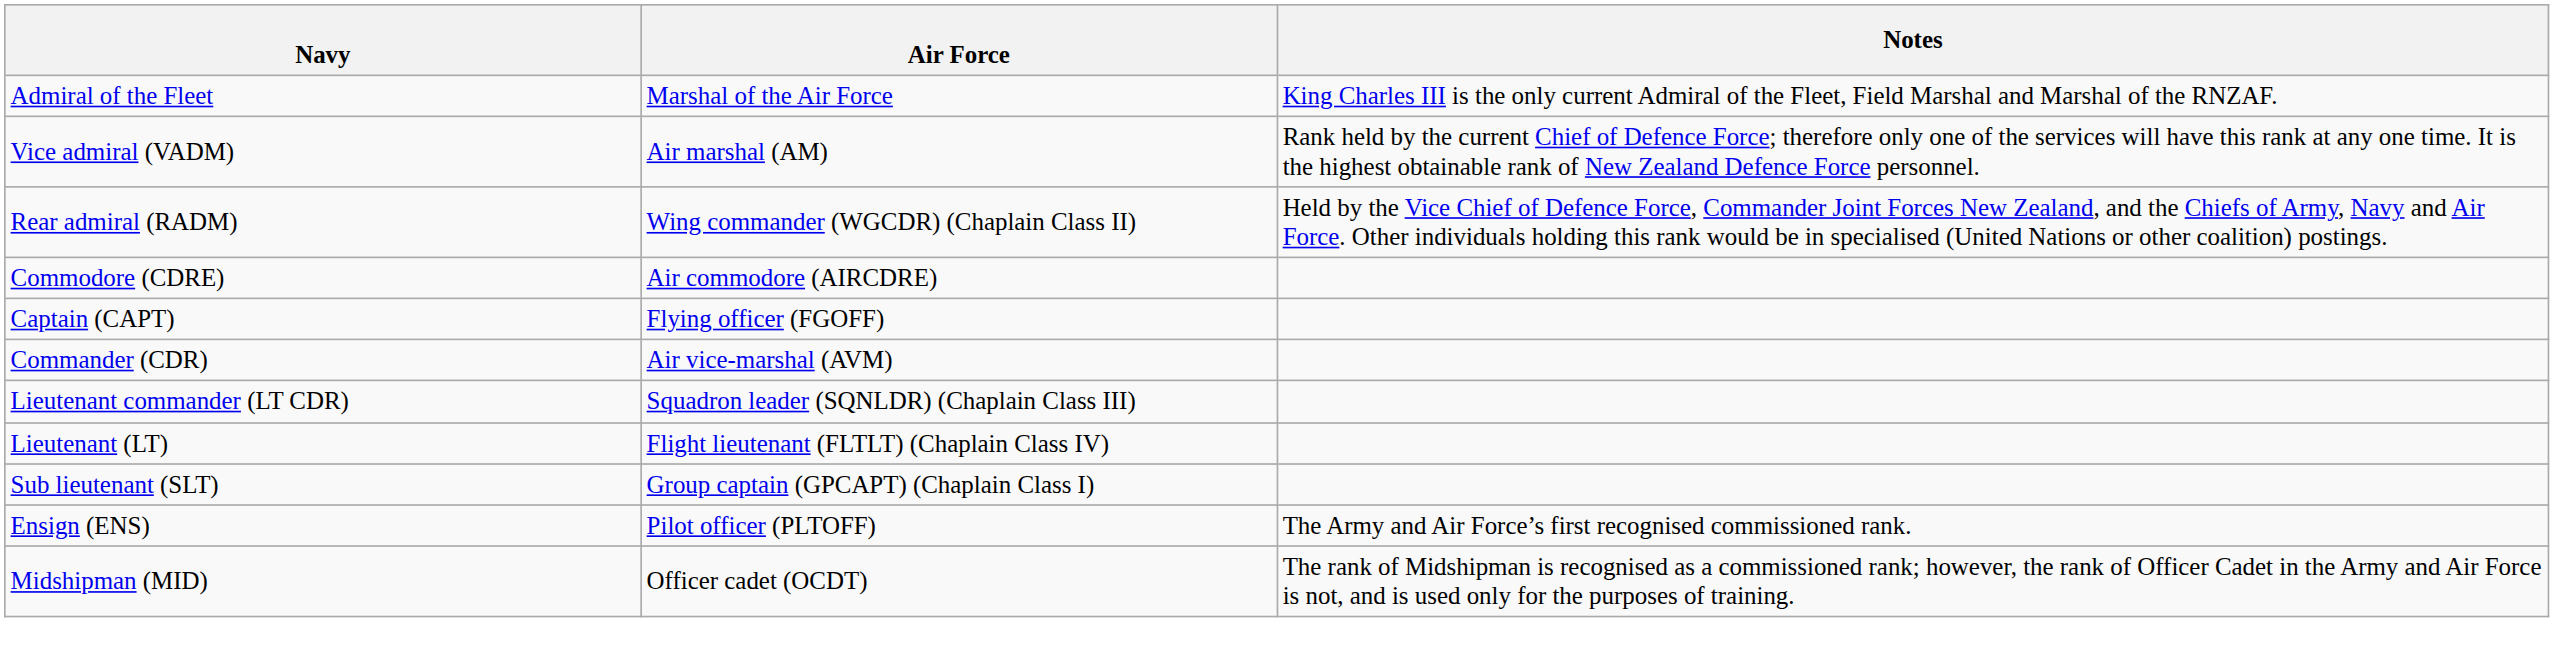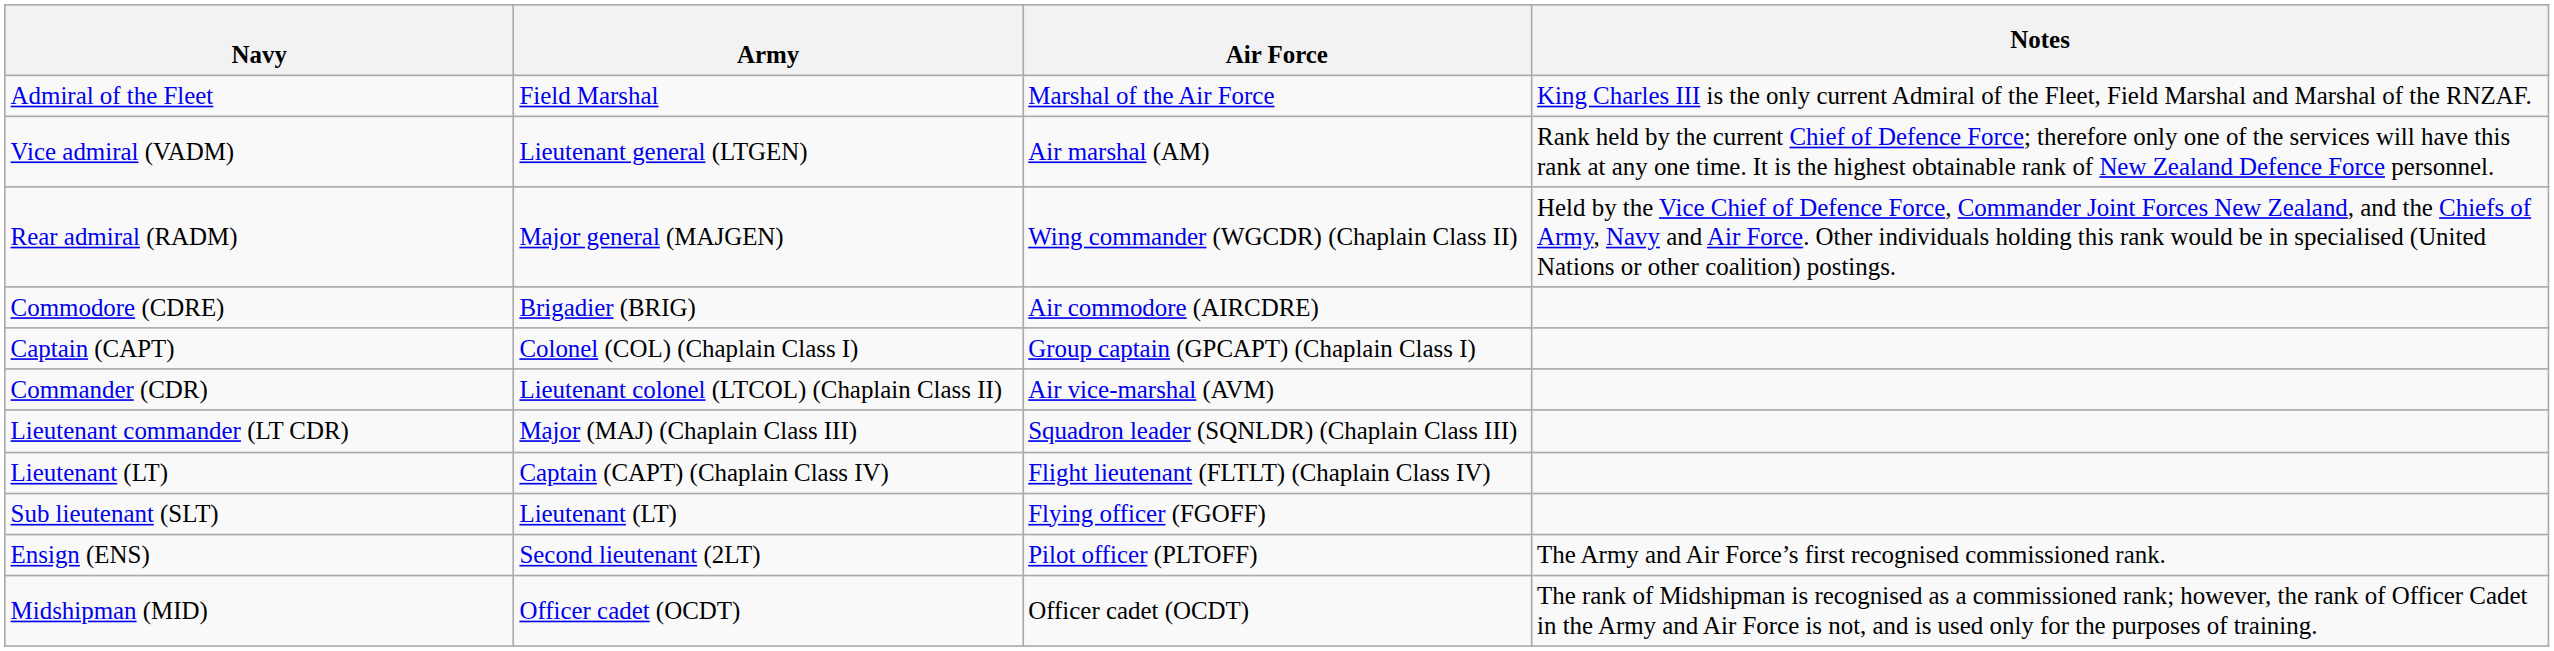+ column: (768, 54)
(765, 319) Flying officer (FGOFF) -> (1252, 348) Group captain (GPCAPT) (Chaplain Class I)
(870, 483) Group captain (GPCAPT) (Chaplain Class I) -> (1147, 513) Flying officer (FGOFF)
